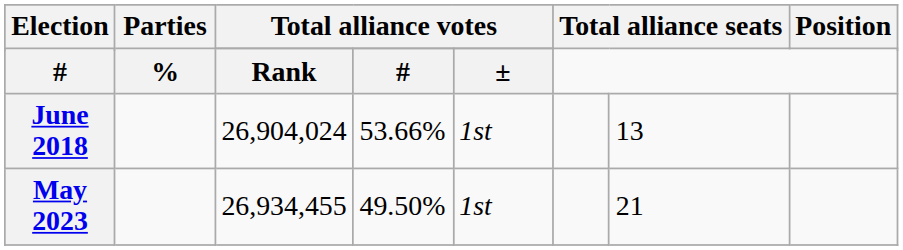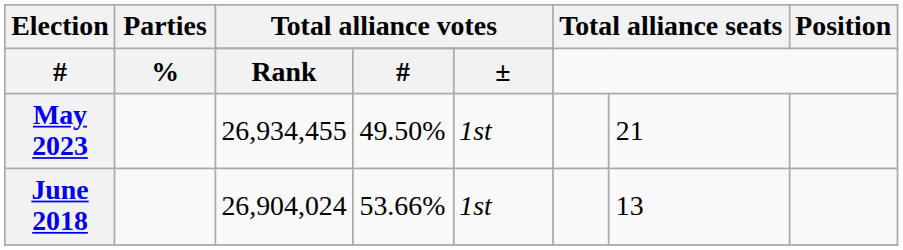rows swapped: (60, 130) <-> (60, 206)
